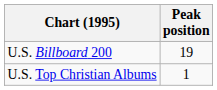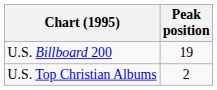(186, 74) 1 -> (186, 74) 2
